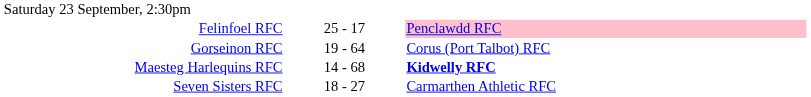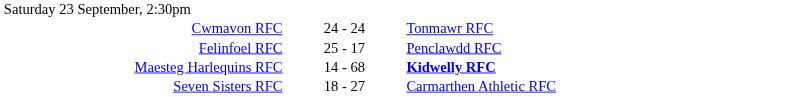+ row: (237, 28)
(454, 28) pink background -> (454, 48) no background
- row: (237, 48)
